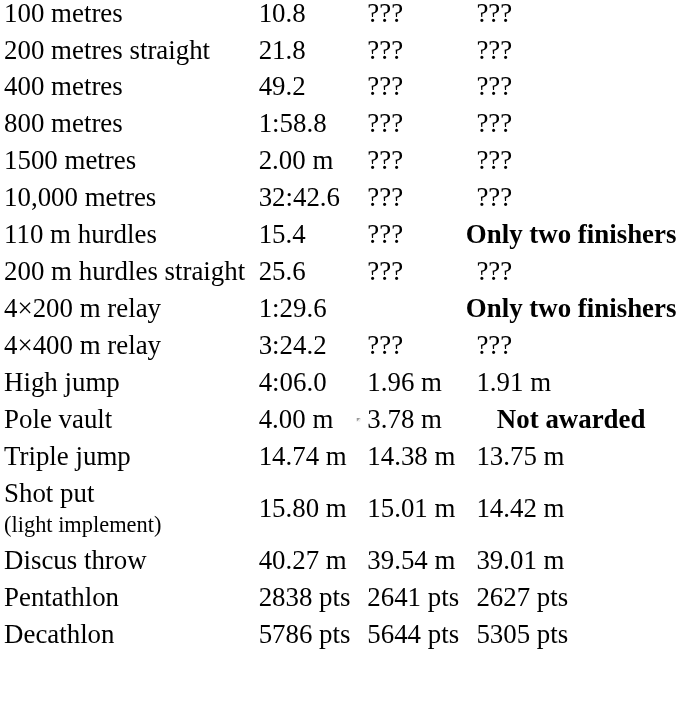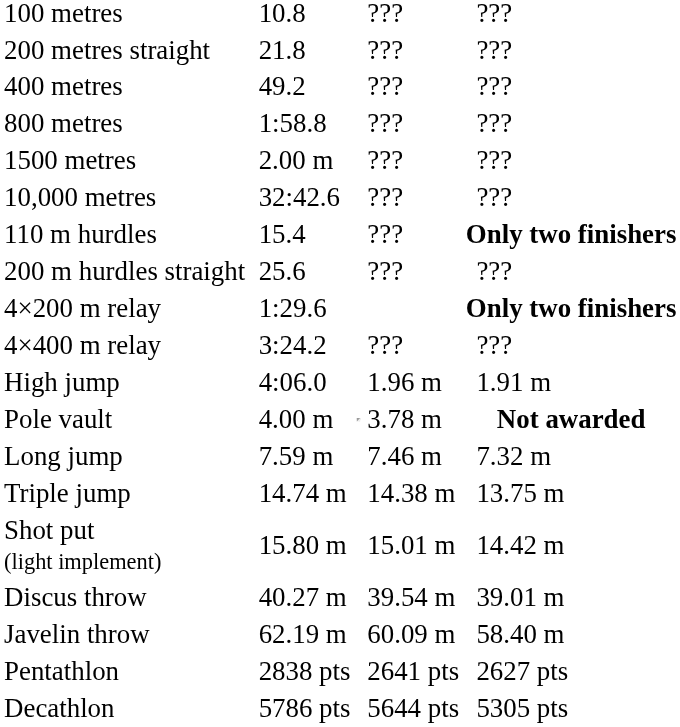+ row: (63, 456)
+ row: (77, 634)
